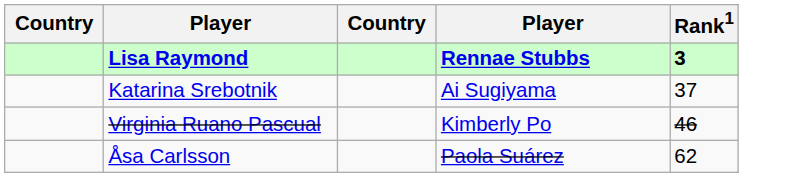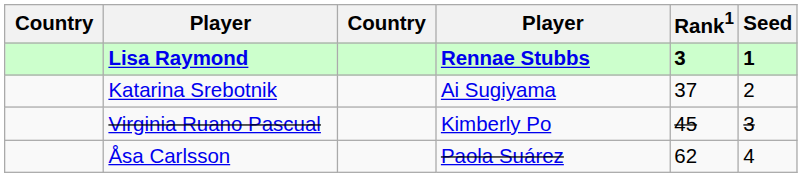+ column: (768, 23)
(686, 123) 46 -> (686, 123) 45
